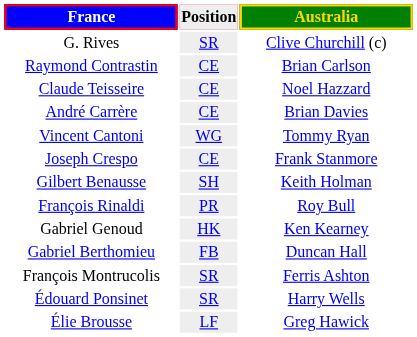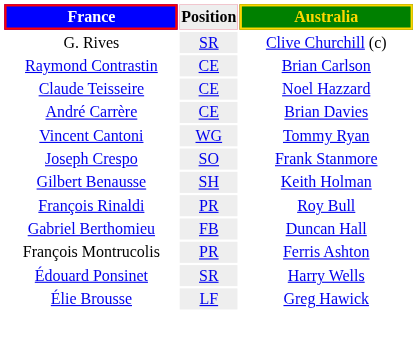(209, 159) CE -> (209, 159) SO
- row: (91, 228)
(209, 275) SR -> (209, 252) PR
